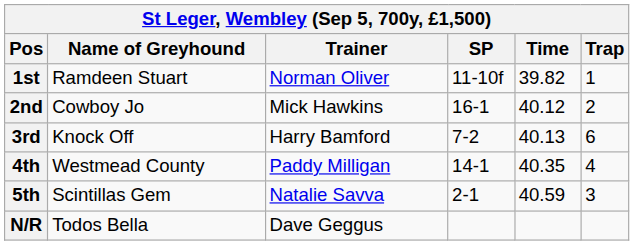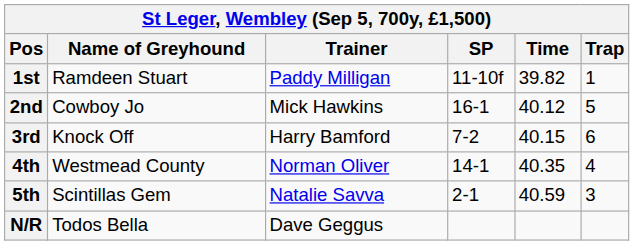(329, 78) Norman Oliver -> (330, 78) Paddy Milligan
(590, 107) 2 -> (590, 107) 5
(542, 136) 40.13 -> (542, 136) 40.15
(330, 166) Paddy Milligan -> (329, 166) Norman Oliver
